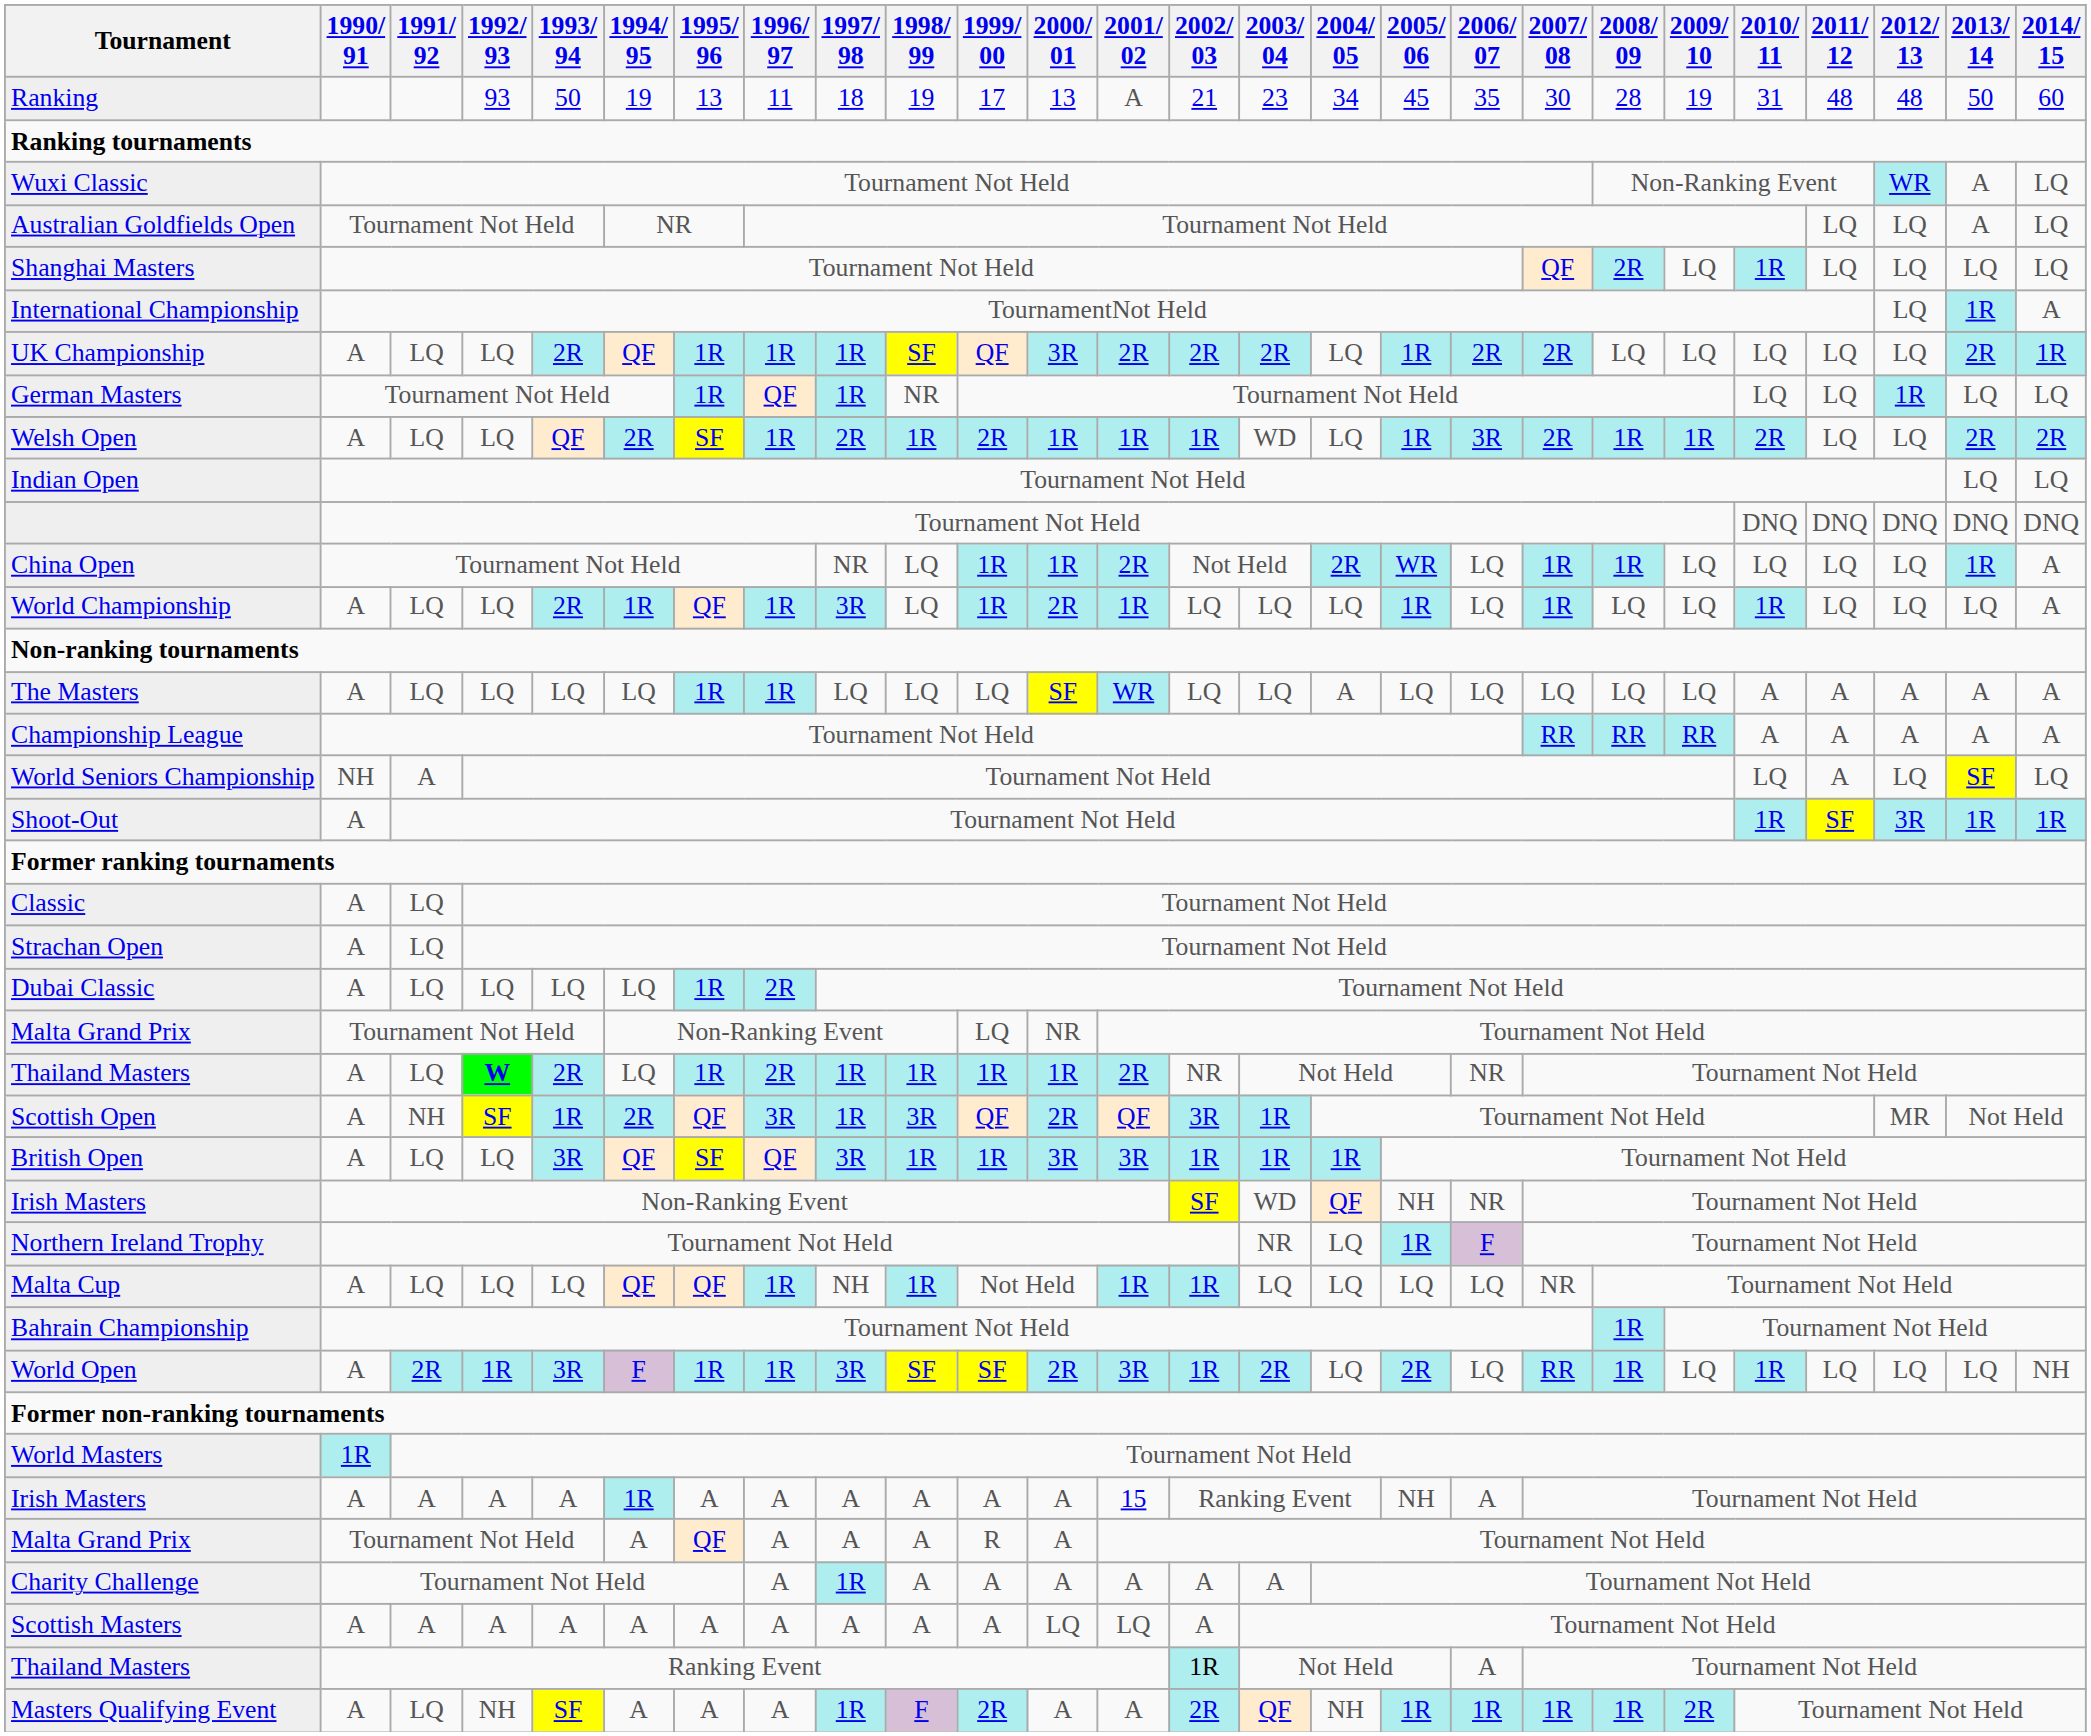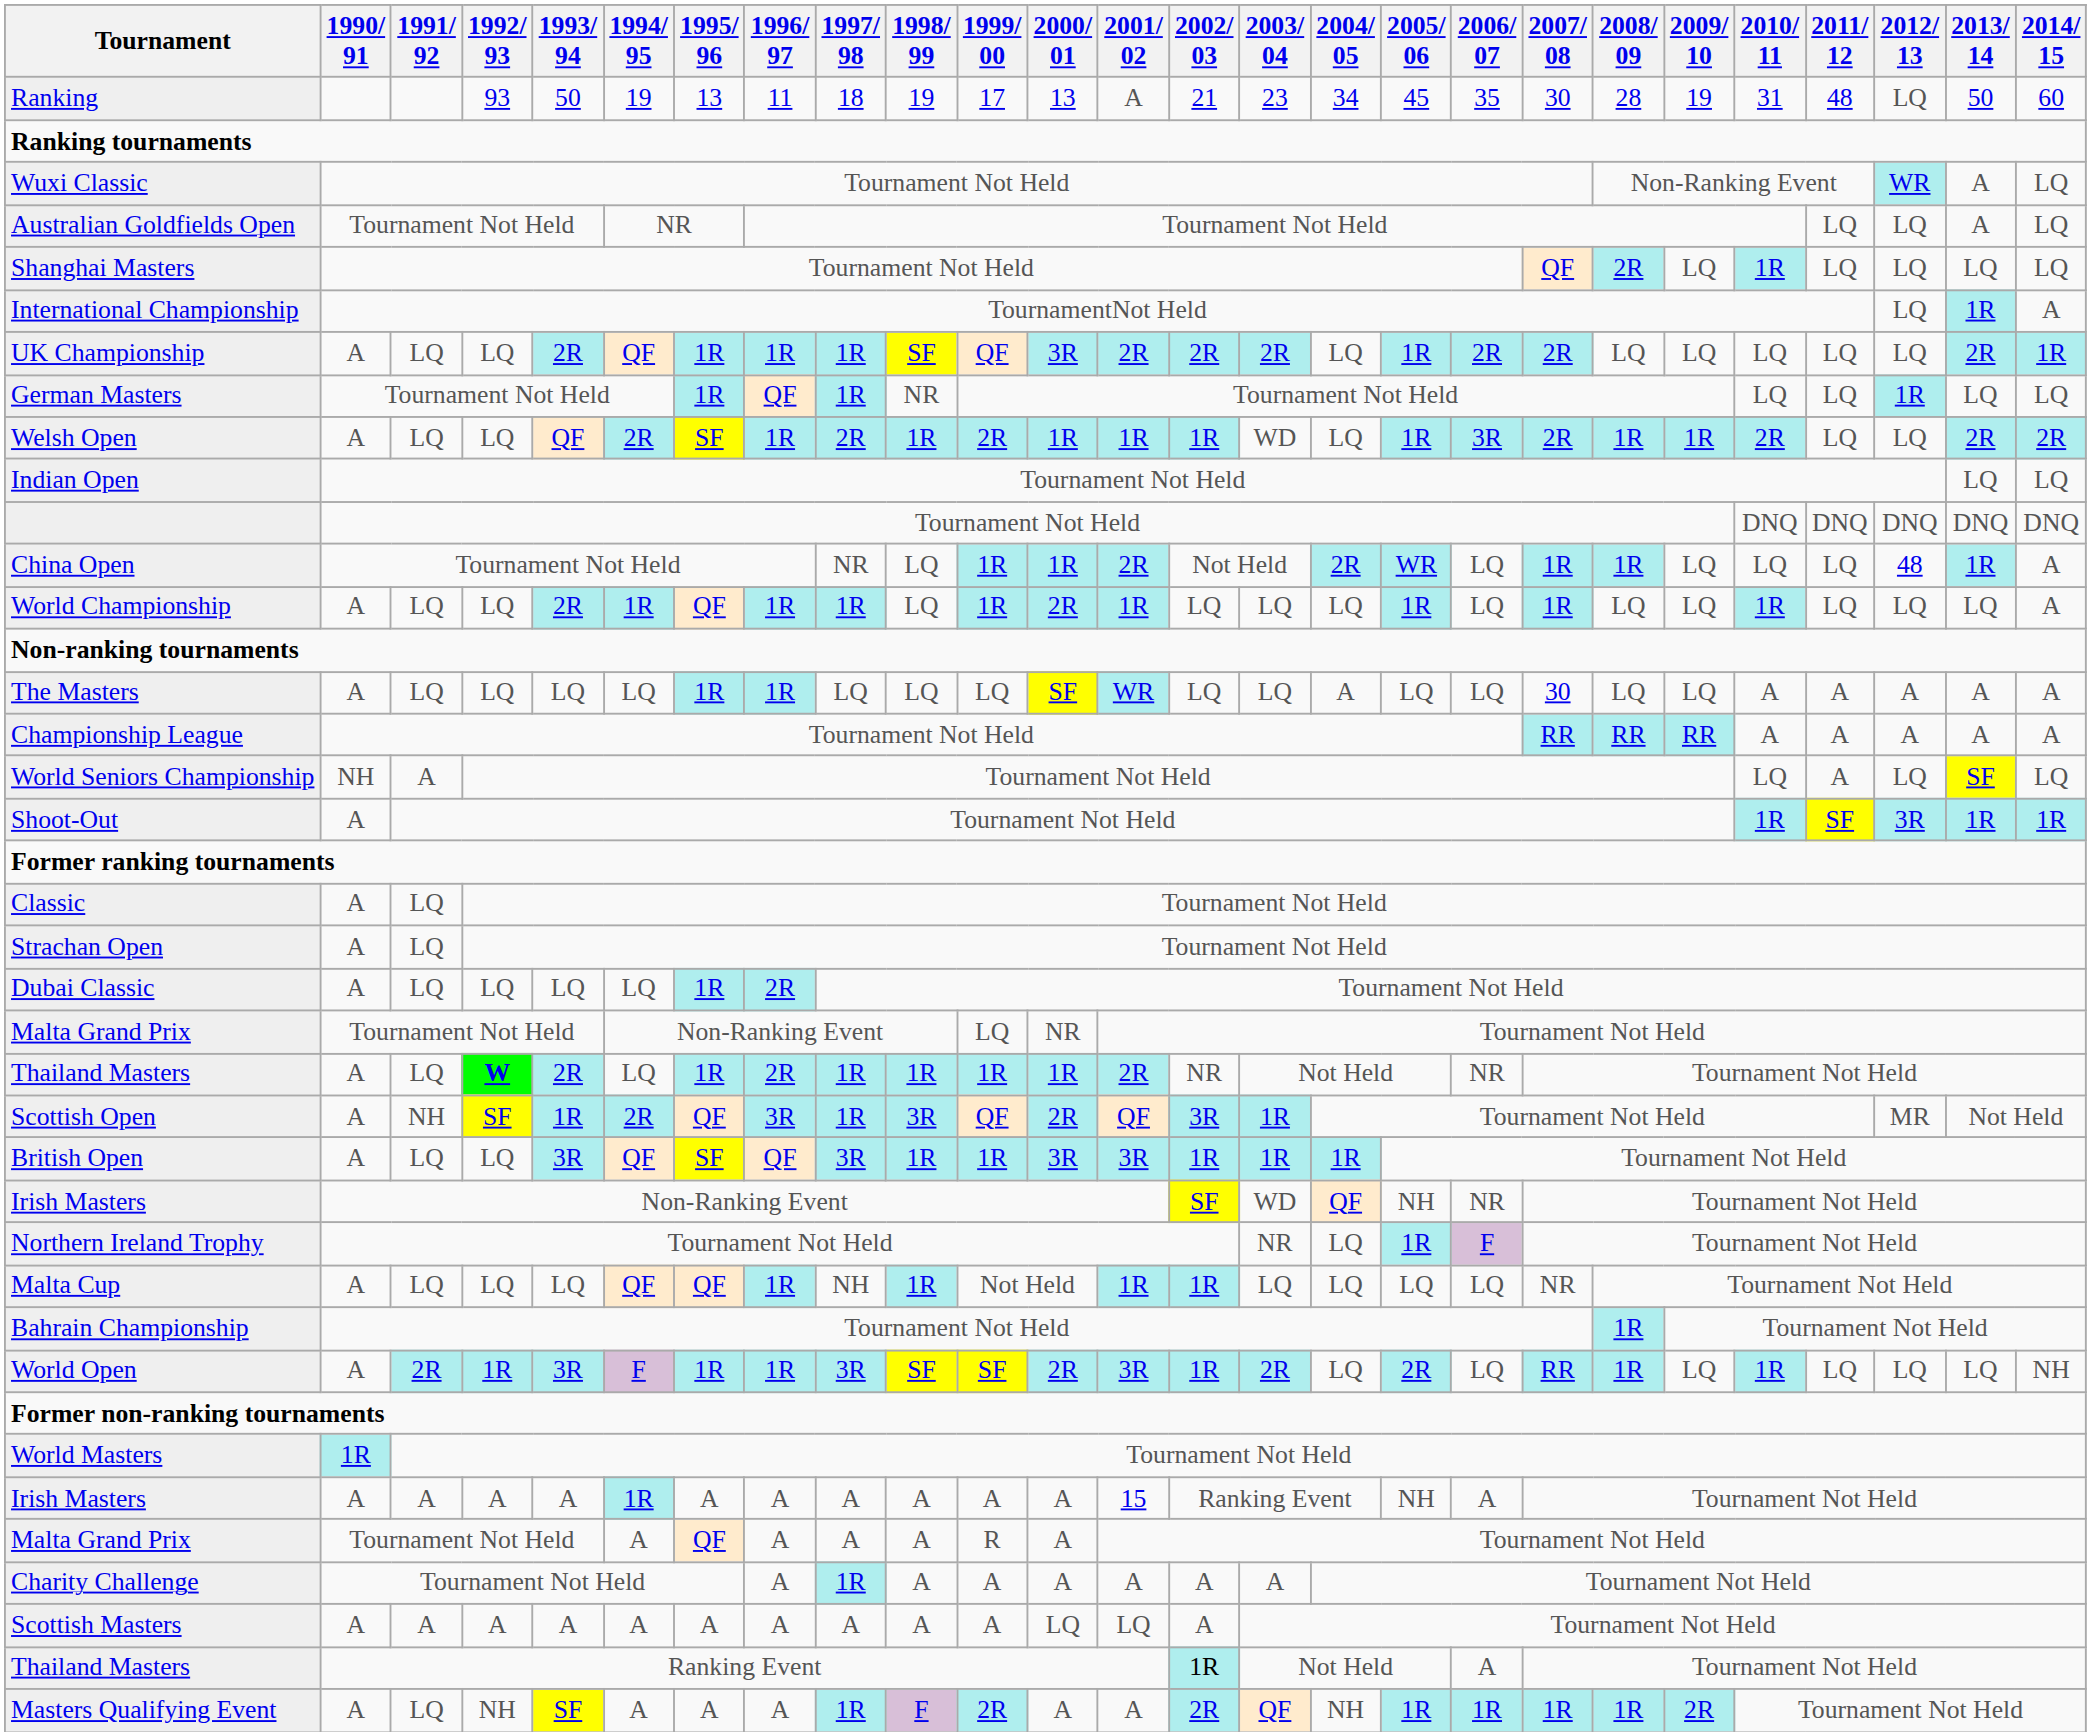(1910, 97) 48 -> (1910, 97) LQ
(1910, 564) LQ -> (1910, 564) 48
(851, 606) 3R -> (851, 606) 1R
(1558, 691) LQ -> (1558, 691) 30
